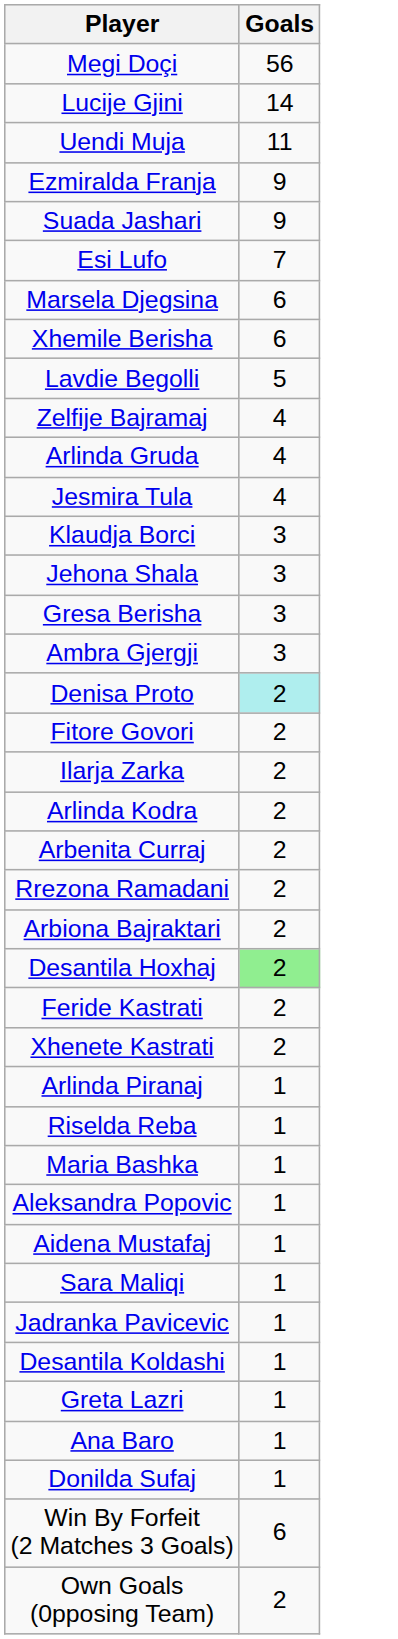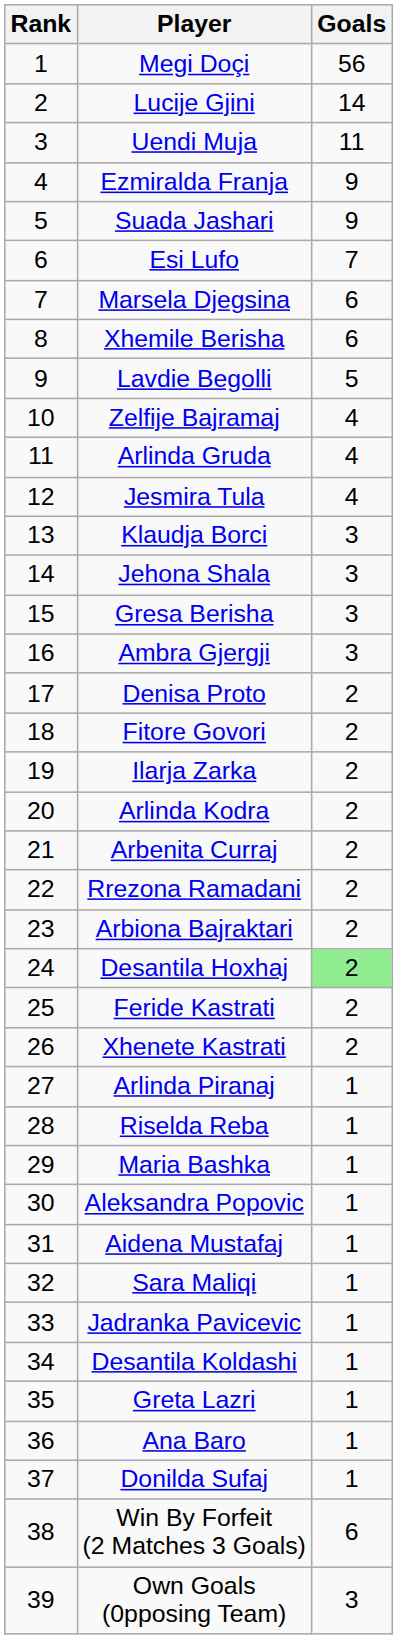+ column: (41, 24)
(280, 692) paleturquoise background -> (352, 692) no background
(280, 1599) 2 -> (352, 1599) 3
